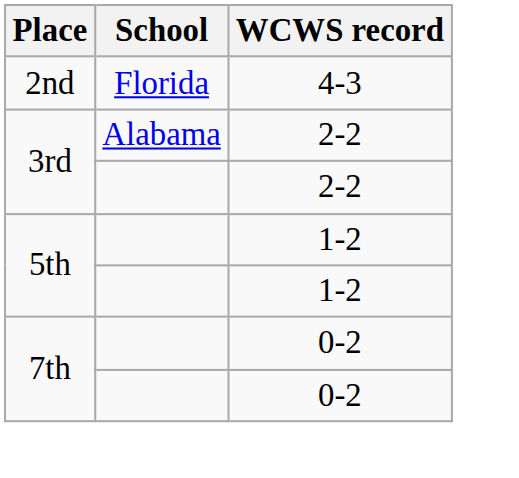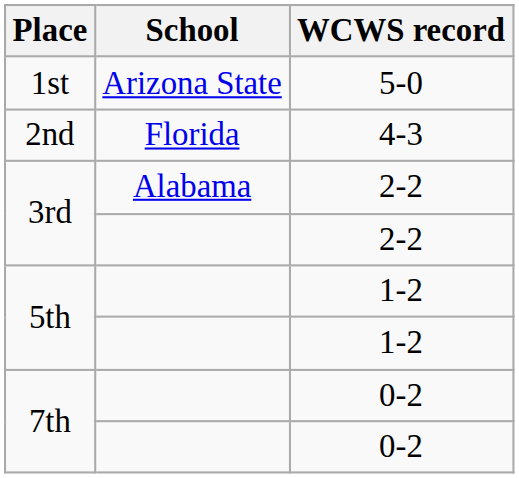+ row: (50, 82)
